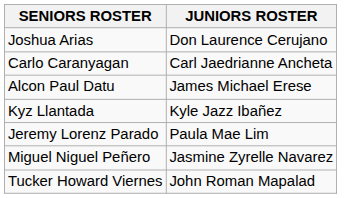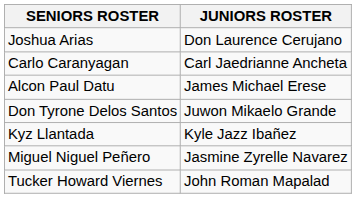+ row: (93, 110)
- row: (83, 134)
